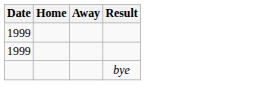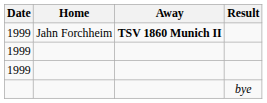+ row: (19, 32)
